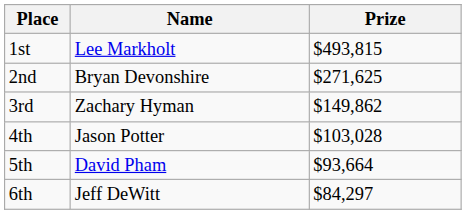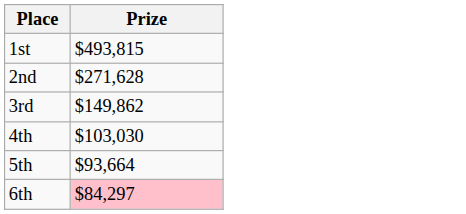- column: (190, 19)
(348, 77) $271,625 -> (109, 77) $271,628
(348, 135) $103,028 -> (109, 135) $103,030
(343, 194) no background -> (105, 194) pink background
